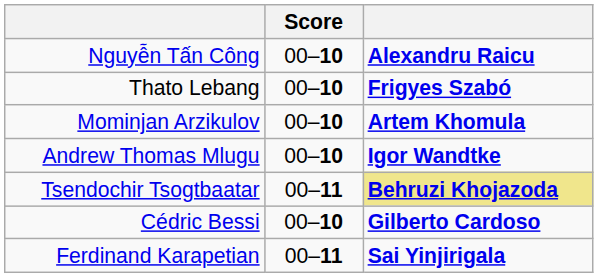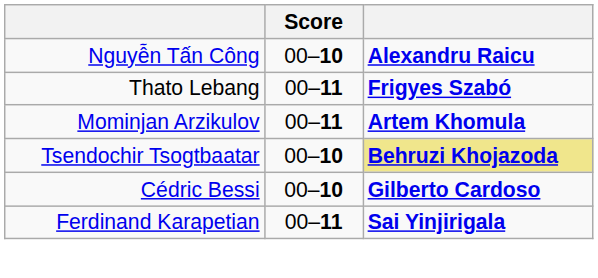(314, 89) 00–10 -> (314, 89) 00–11
(314, 122) 00–10 -> (314, 122) 00–11
- row: (151, 156)
(314, 189) 00–11 -> (314, 156) 00–10
